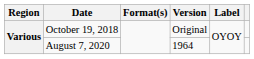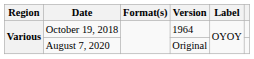(190, 29) Original -> (183, 29) 1964
(183, 45) 1964 -> (190, 45) Original
